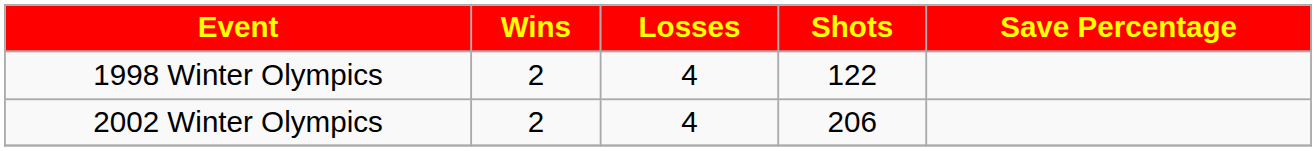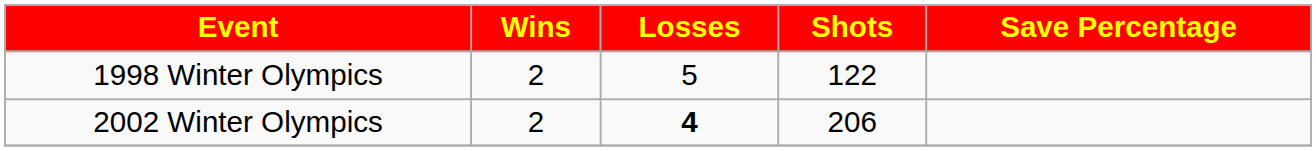(689, 74) 4 -> (689, 74) 5
(689, 121) normal -> (689, 121) bold
